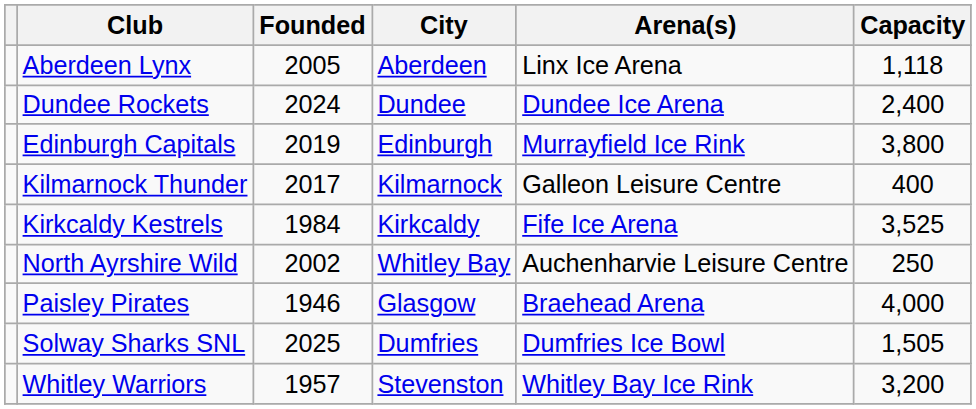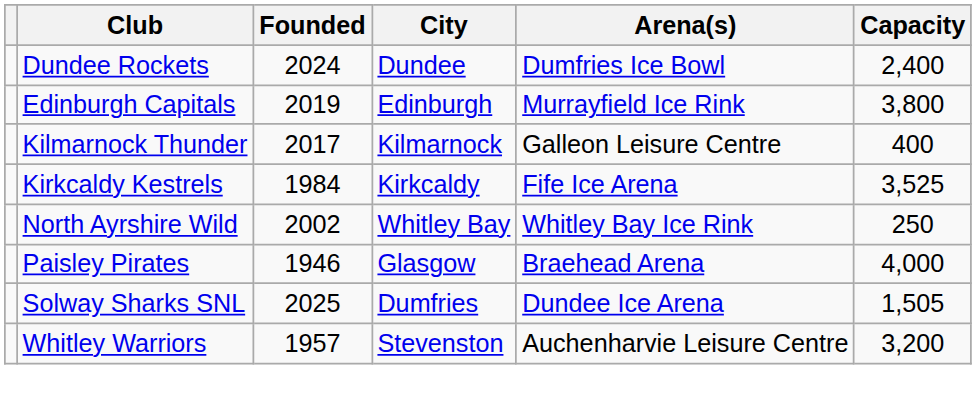- row: (107, 65)
(623, 105) Dundee Ice Arena -> (624, 65) Dumfries Ice Bowl
(685, 264) Auchenharvie Leisure Centre -> (638, 224) Whitley Bay Ice Rink
(624, 344) Dumfries Ice Bowl -> (623, 304) Dundee Ice Arena
(638, 383) Whitley Bay Ice Rink -> (685, 344) Auchenharvie Leisure Centre
